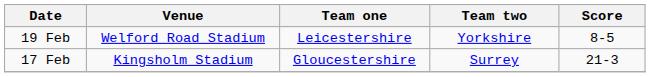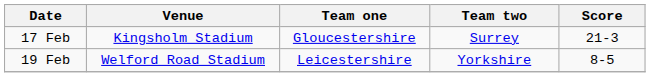rows swapped: (46, 38) <-> (46, 60)
